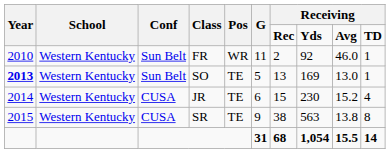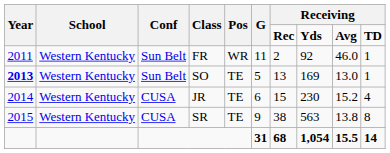(20, 55) 2010 -> (20, 55) 2011
